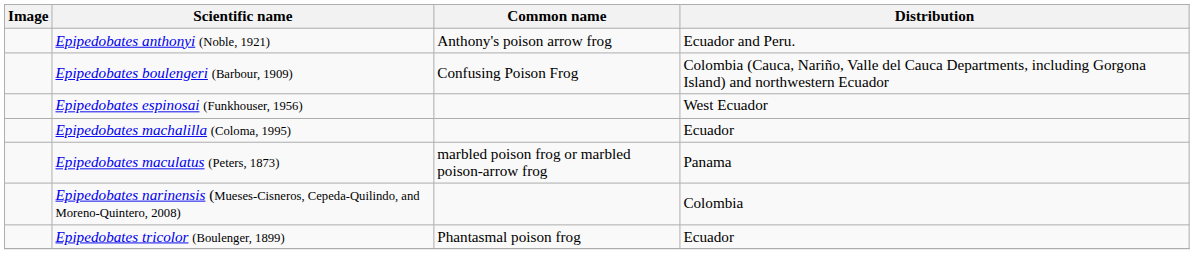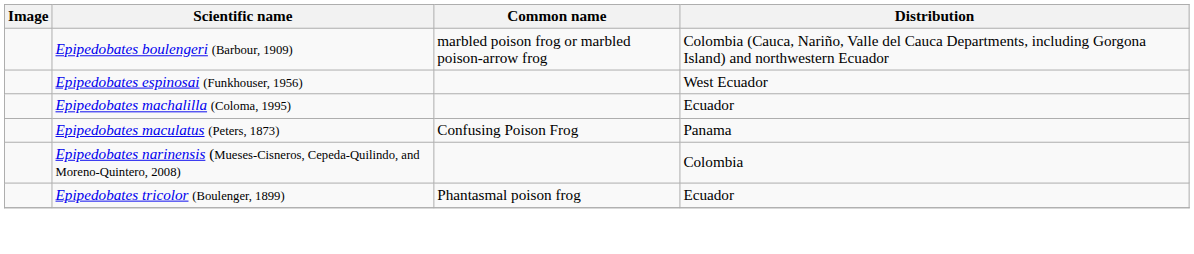- row: (163, 40)
(508, 73) Confusing Poison Frog -> (534, 49) marbled poison frog or marbled poison-arrow frog
(534, 162) marbled poison frog or marbled poison-arrow frog -> (508, 130) Confusing Poison Frog
